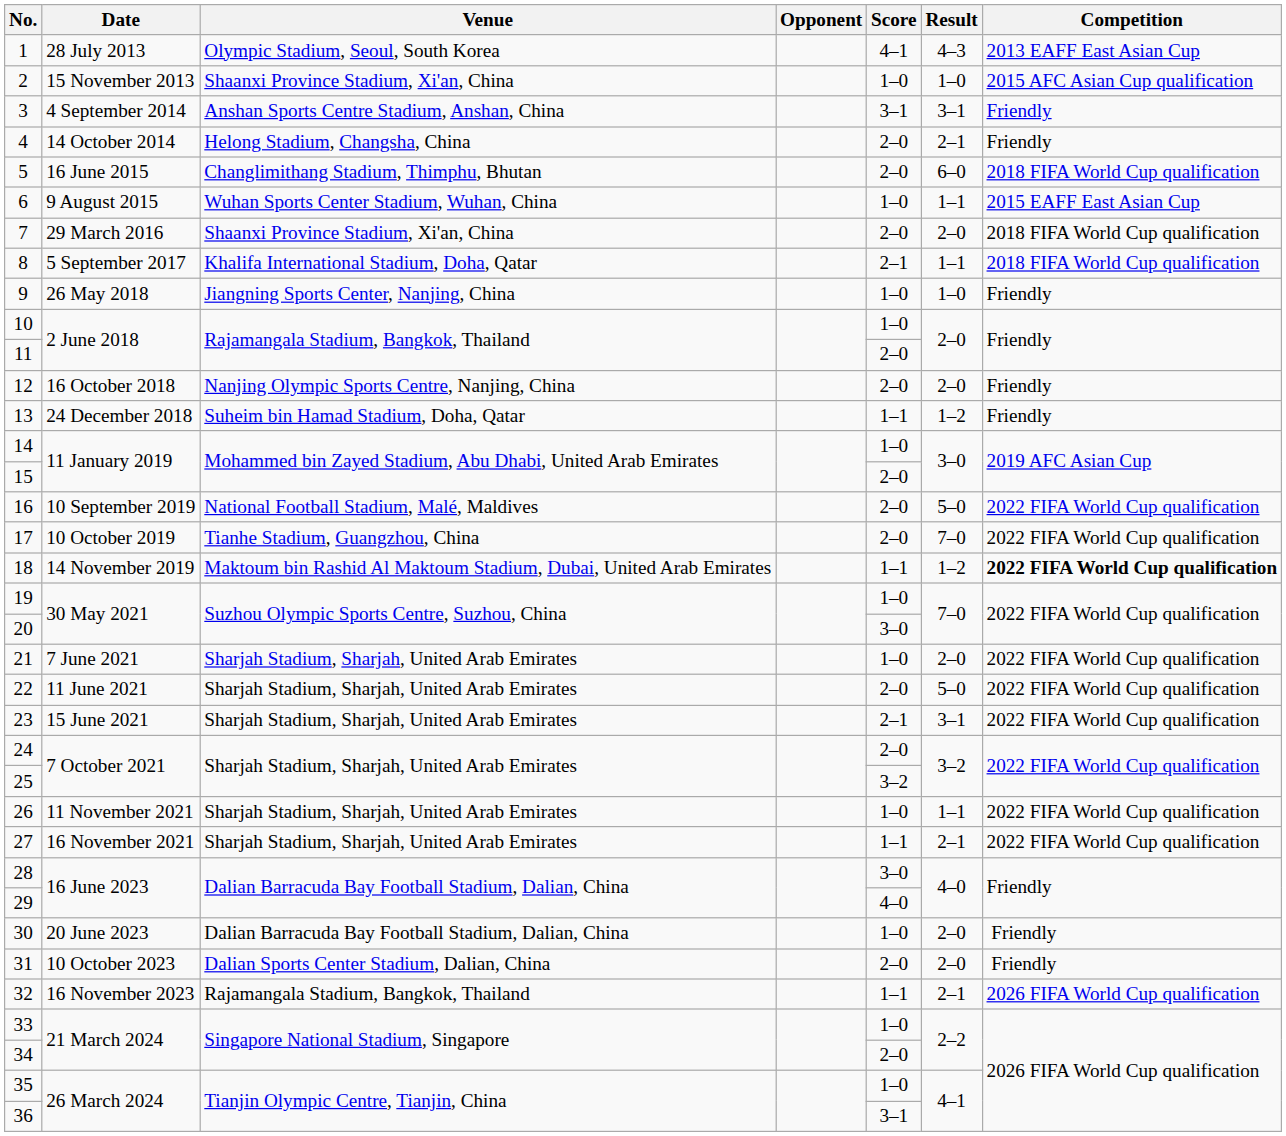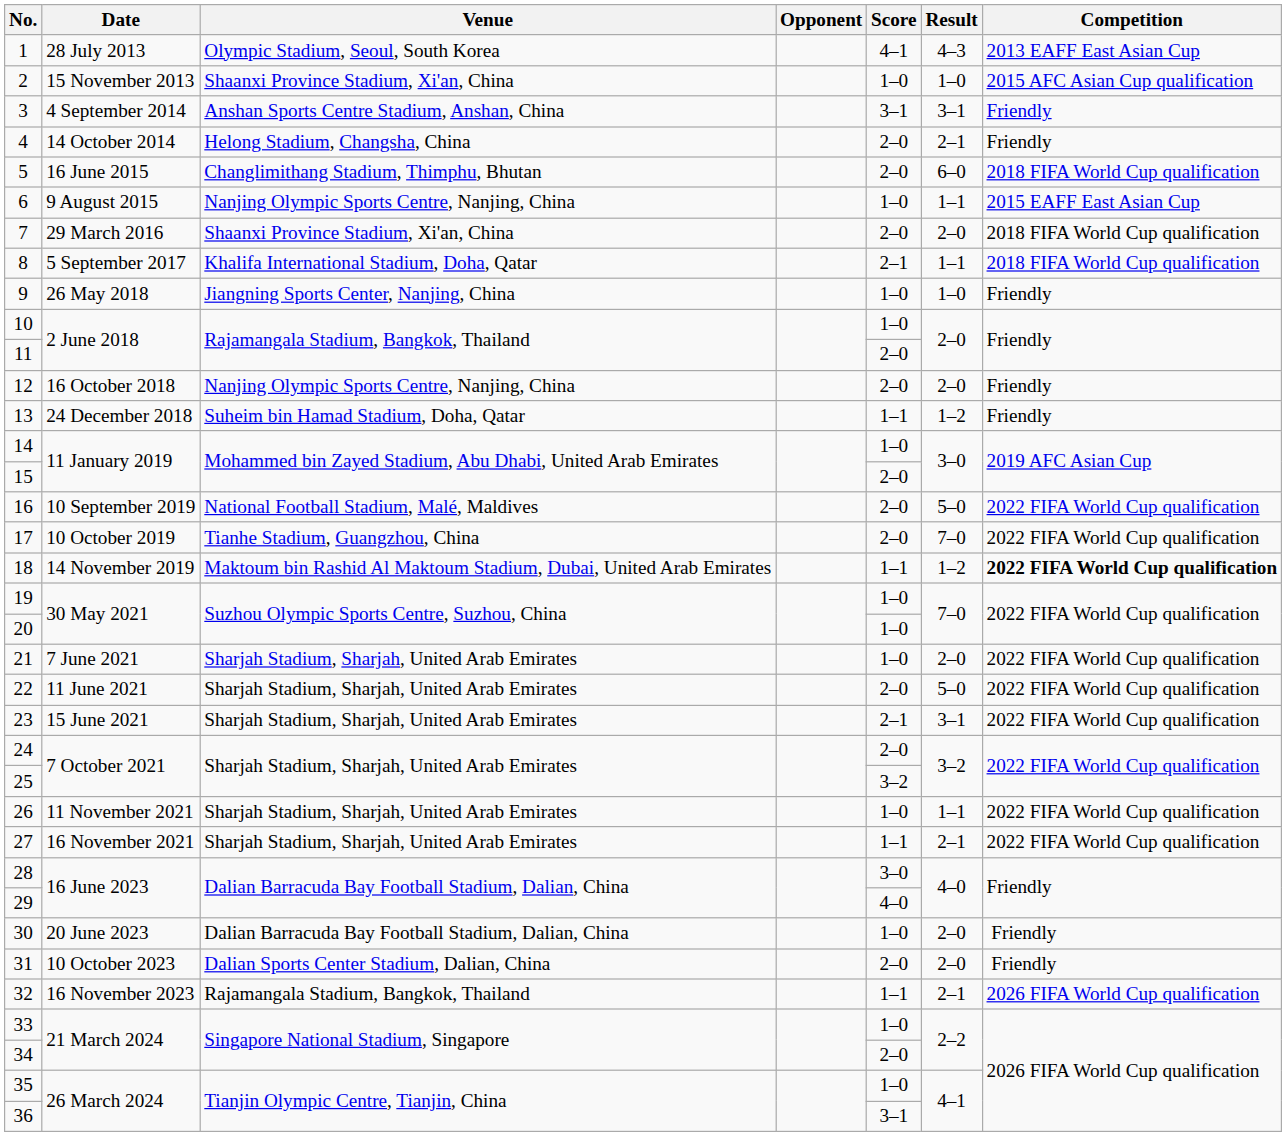(381, 202) Wuhan Sports Center Stadium, Wuhan, China -> (390, 202) Nanjing Olympic Sports Centre, Nanjing, China
(894, 628) 3–0 -> (894, 628) 1–0
